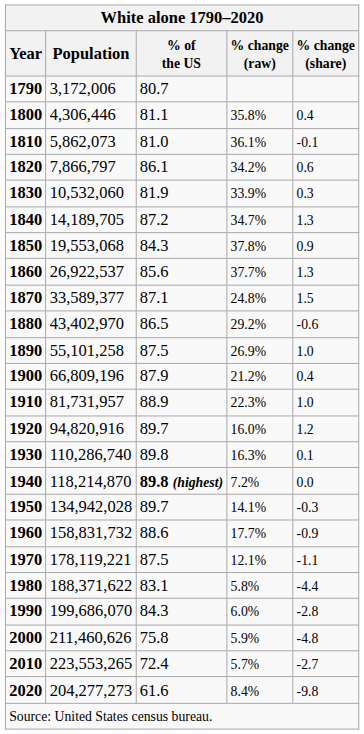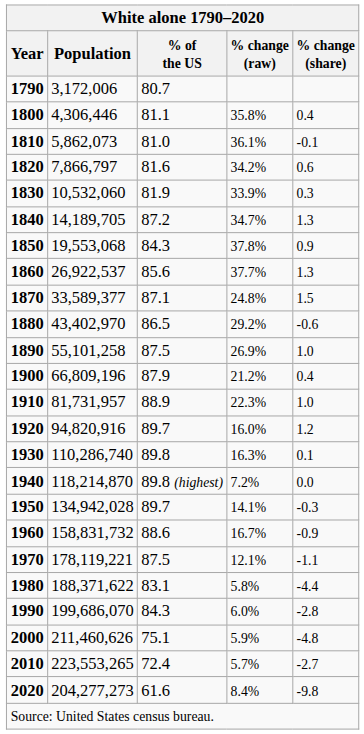(154, 167) 86.1 -> (156, 167) 81.6
(181, 480) bold -> (182, 480) normal
(248, 534) 17.7% -> (248, 534) 16.7%
(154, 637) 75.8 -> (156, 637) 75.1
